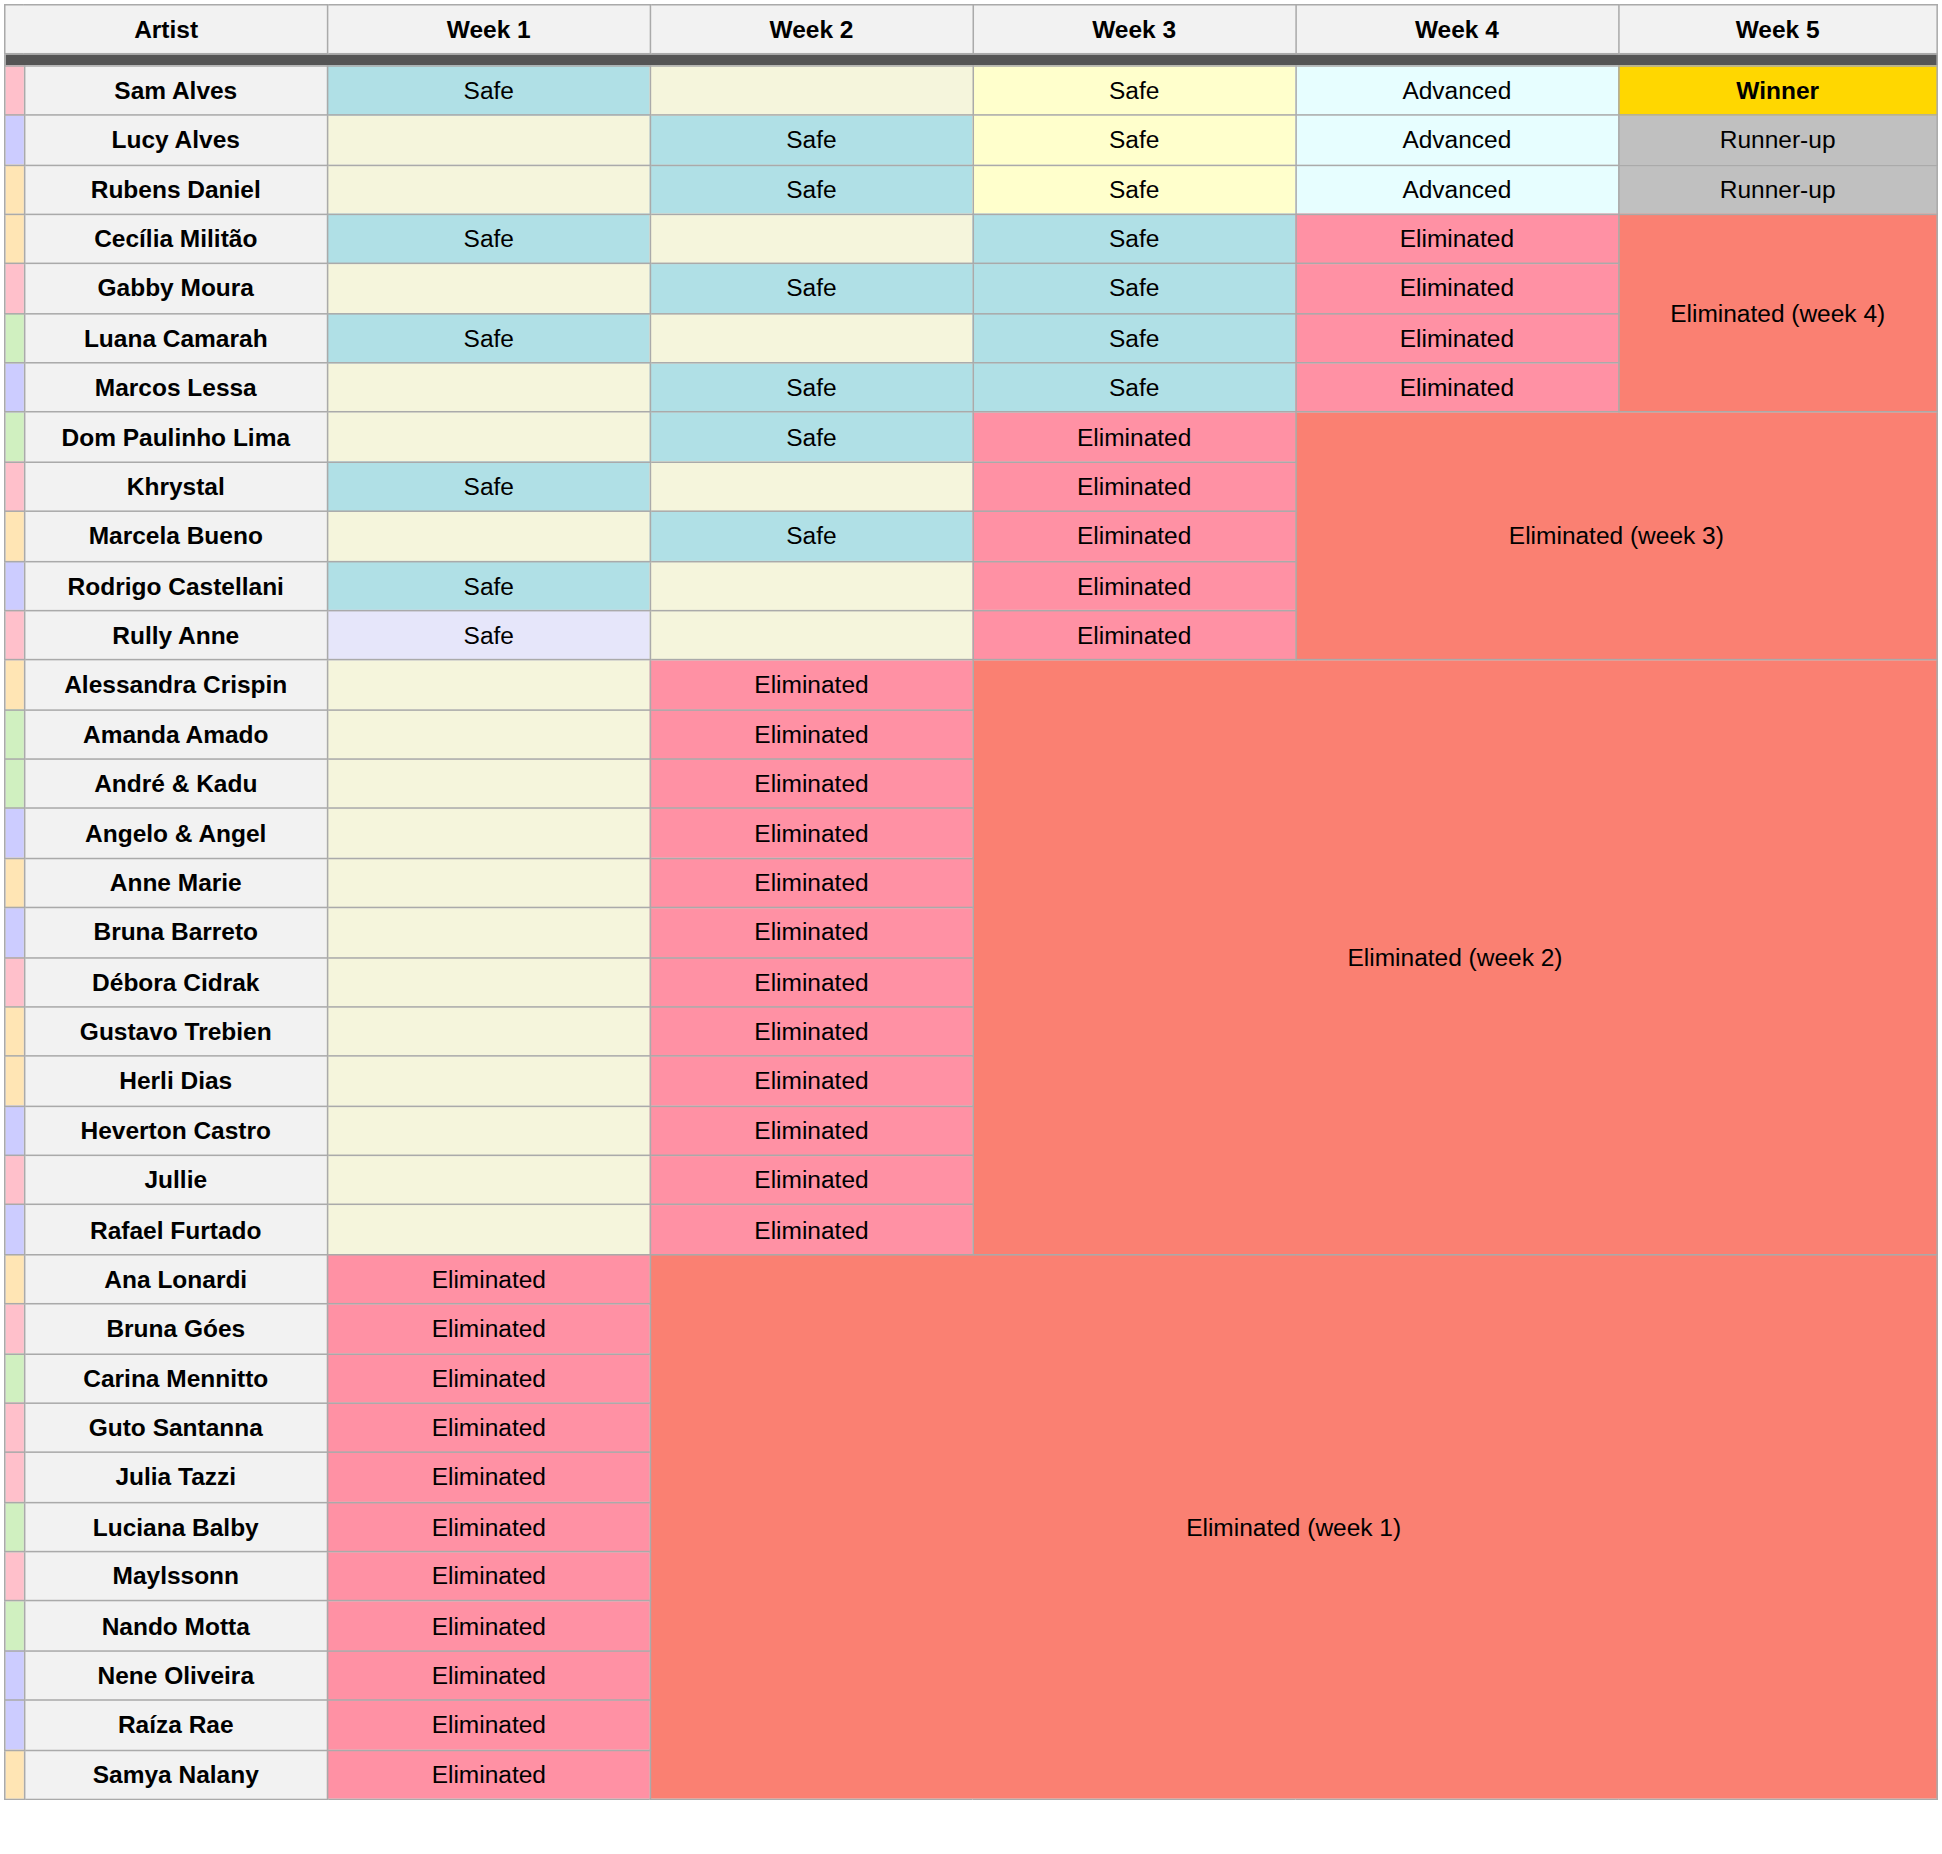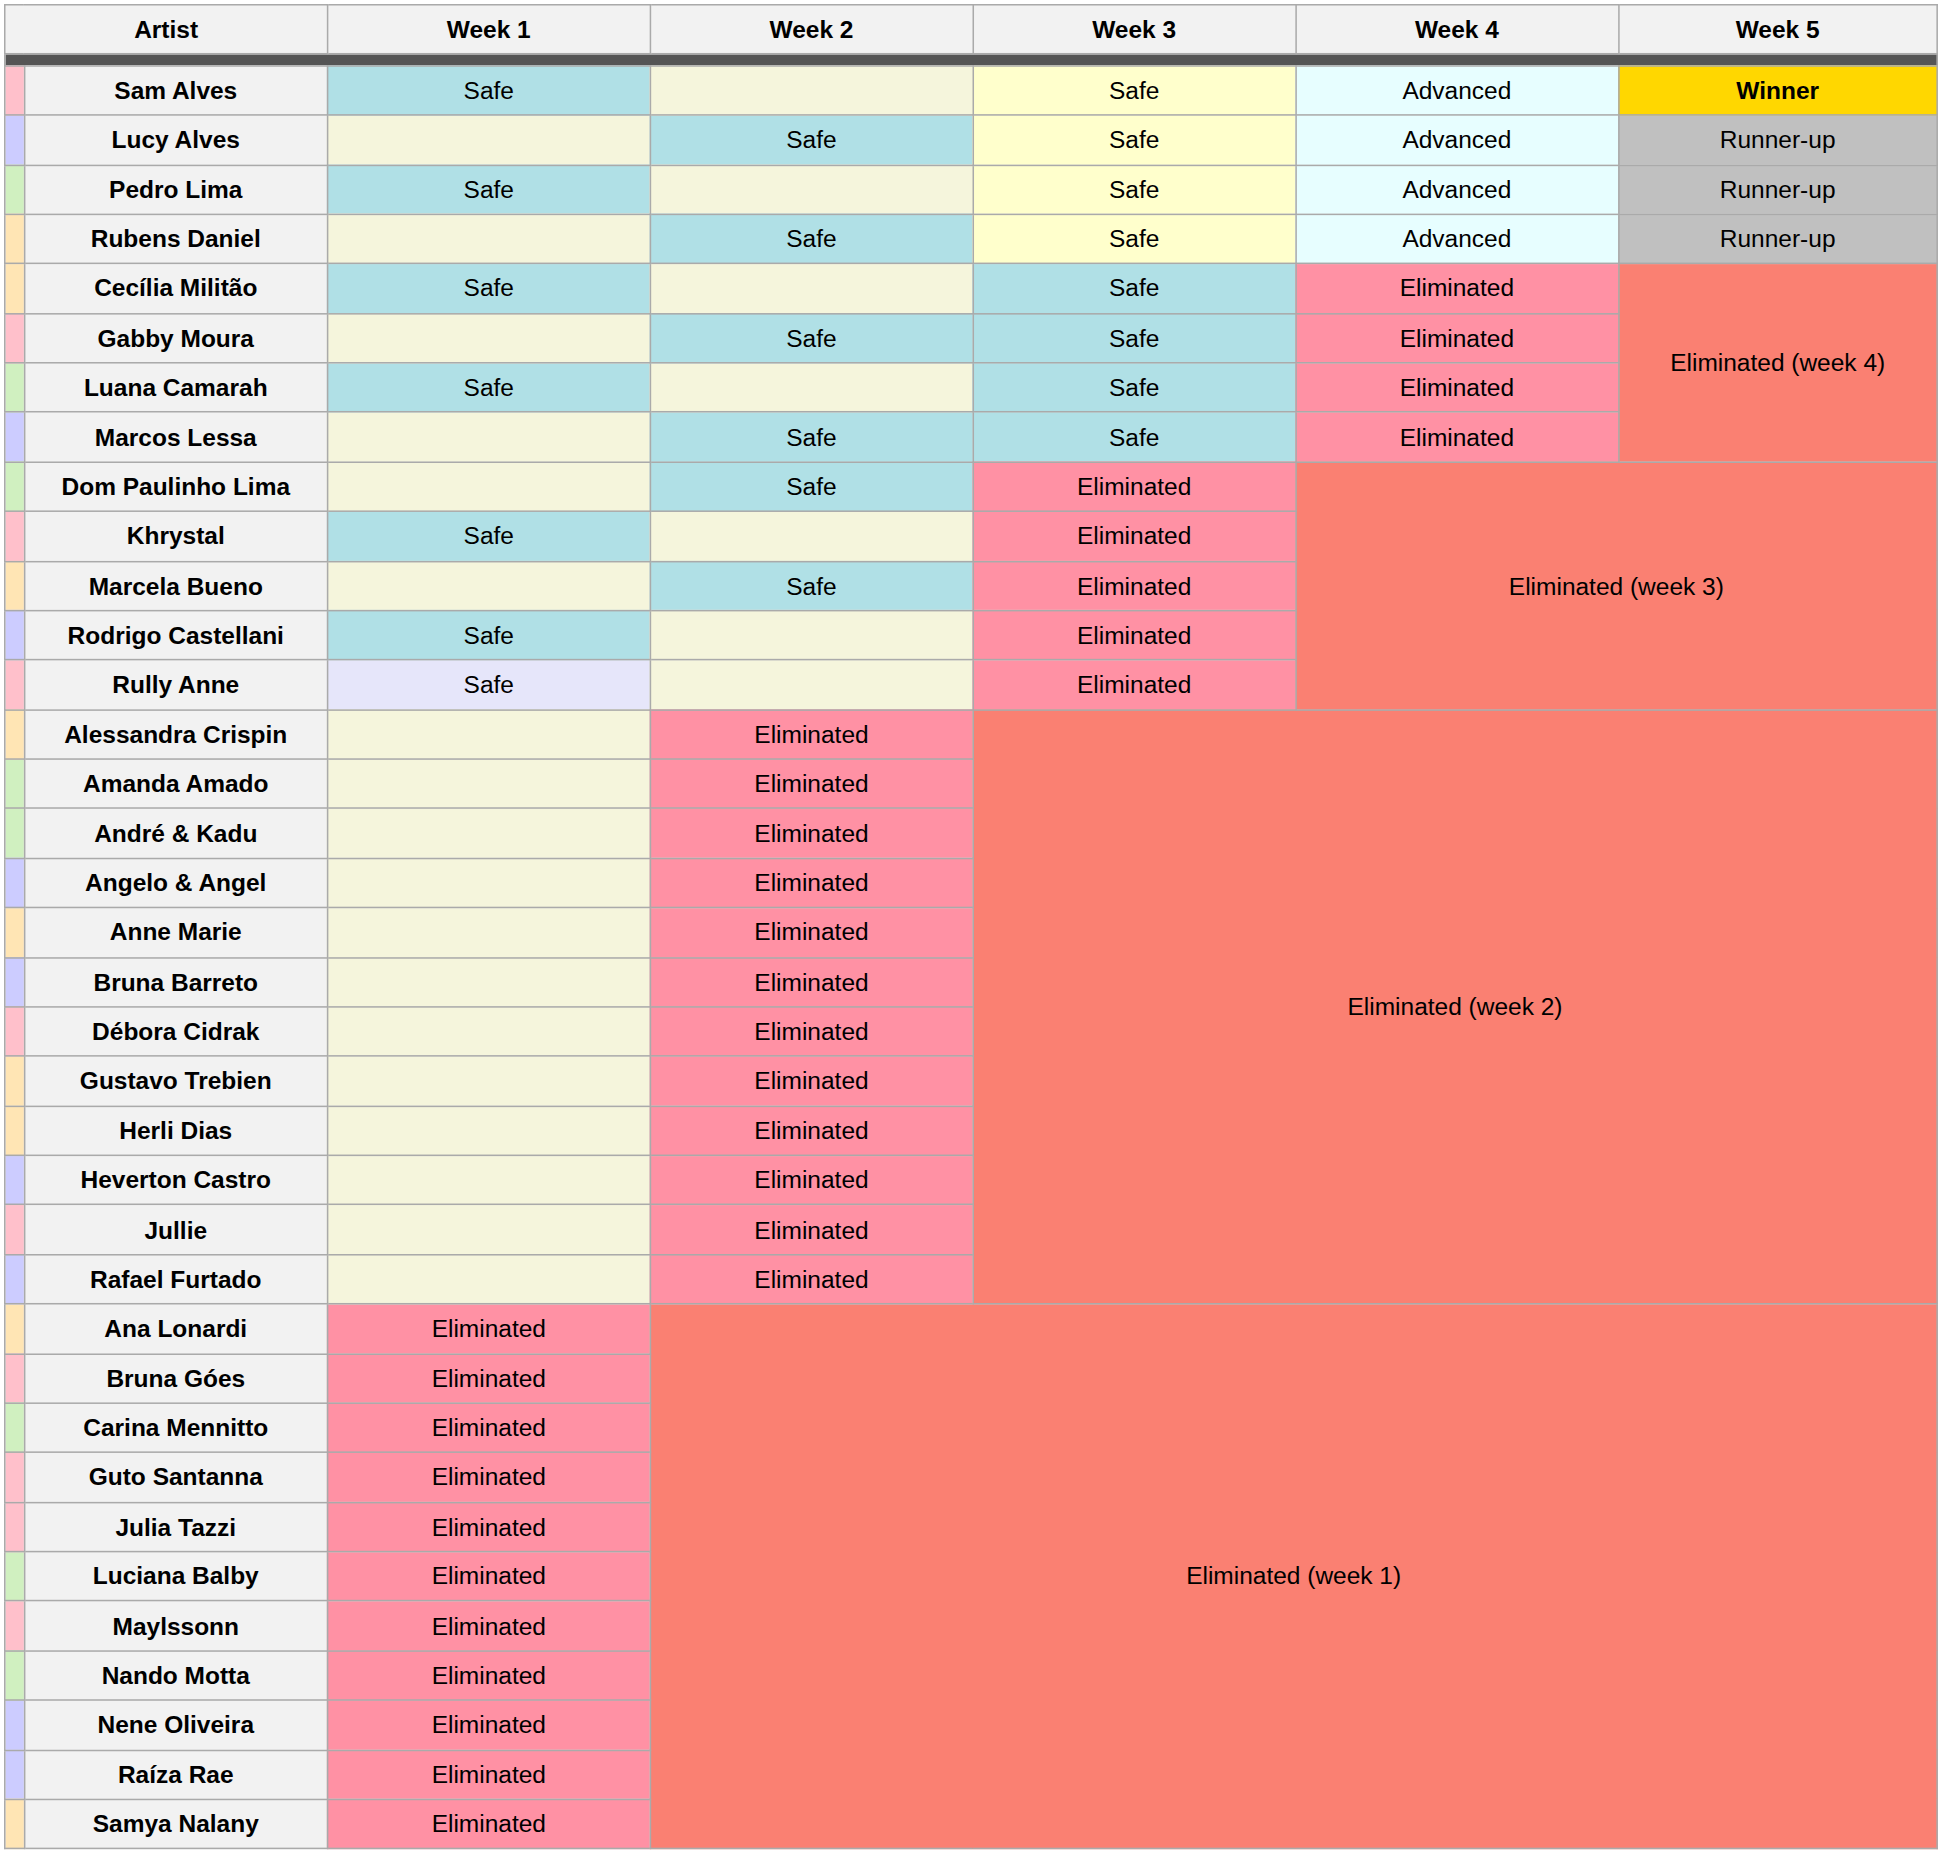+ row: (176, 189)
